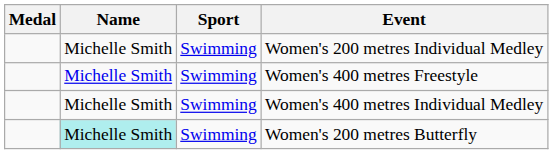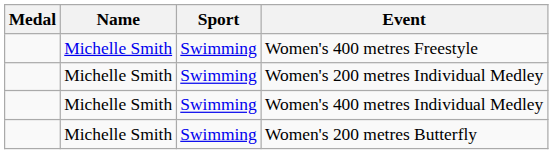rows swapped: (371, 76) <-> (404, 47)
(118, 134) paleturquoise background -> (118, 134) no background
